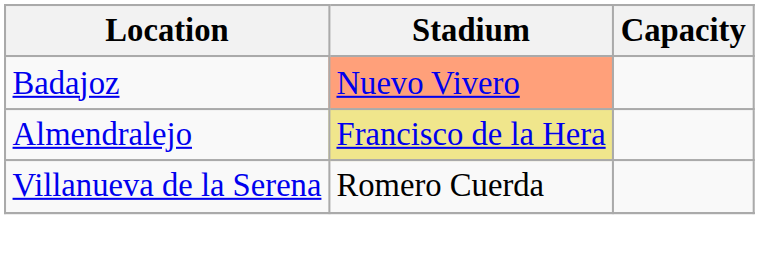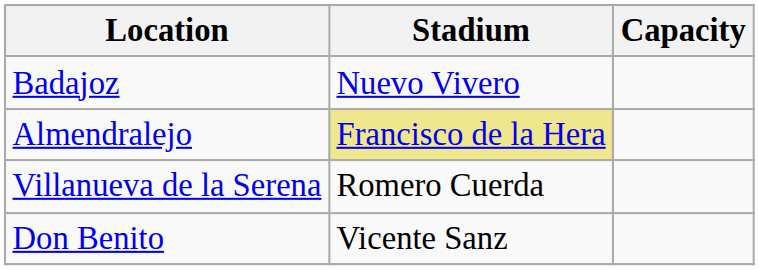(428, 82) lightsalmon background -> (428, 82) no background
+ row: (88, 237)
